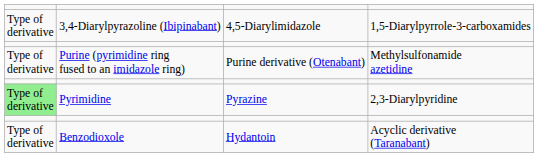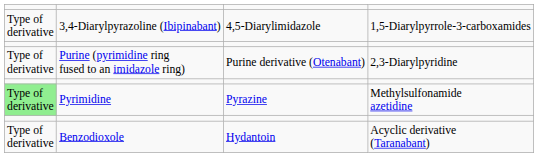(416, 62) Methylsulfonamide azetidine -> (414, 62) 2,3-Diarylpyridine
(414, 99) 2,3-Diarylpyridine -> (416, 99) Methylsulfonamide azetidine
